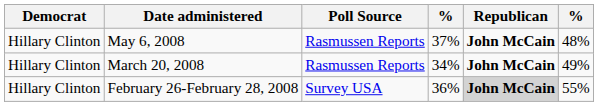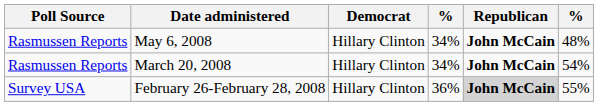columns swapped: (365, 16) <-> (54, 16)
(446, 40) 37% -> (446, 40) 34%
(576, 64) 49% -> (576, 64) 54%
